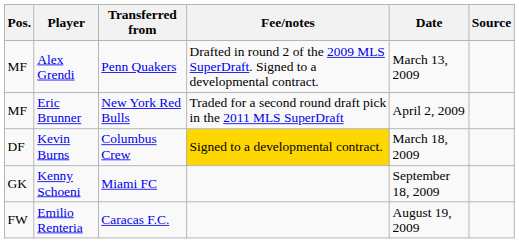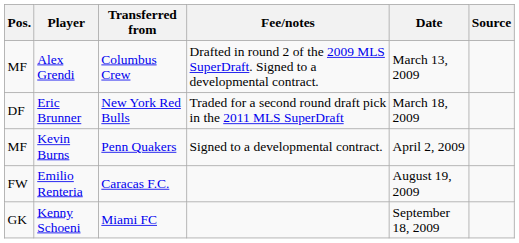(139, 66) Penn Quakers -> (129, 66) Columbus Crew
(17, 110) MF -> (16, 110) DF
(429, 110) April 2, 2009 -> (420, 110) March 18, 2009
(16, 147) DF -> (17, 147) MF
(129, 147) Columbus Crew -> (139, 147) Penn Quakers
(286, 147) gold background -> (286, 147) no background
(420, 147) March 18, 2009 -> (429, 147) April 2, 2009
rows swapped: (60, 220) <-> (59, 183)
